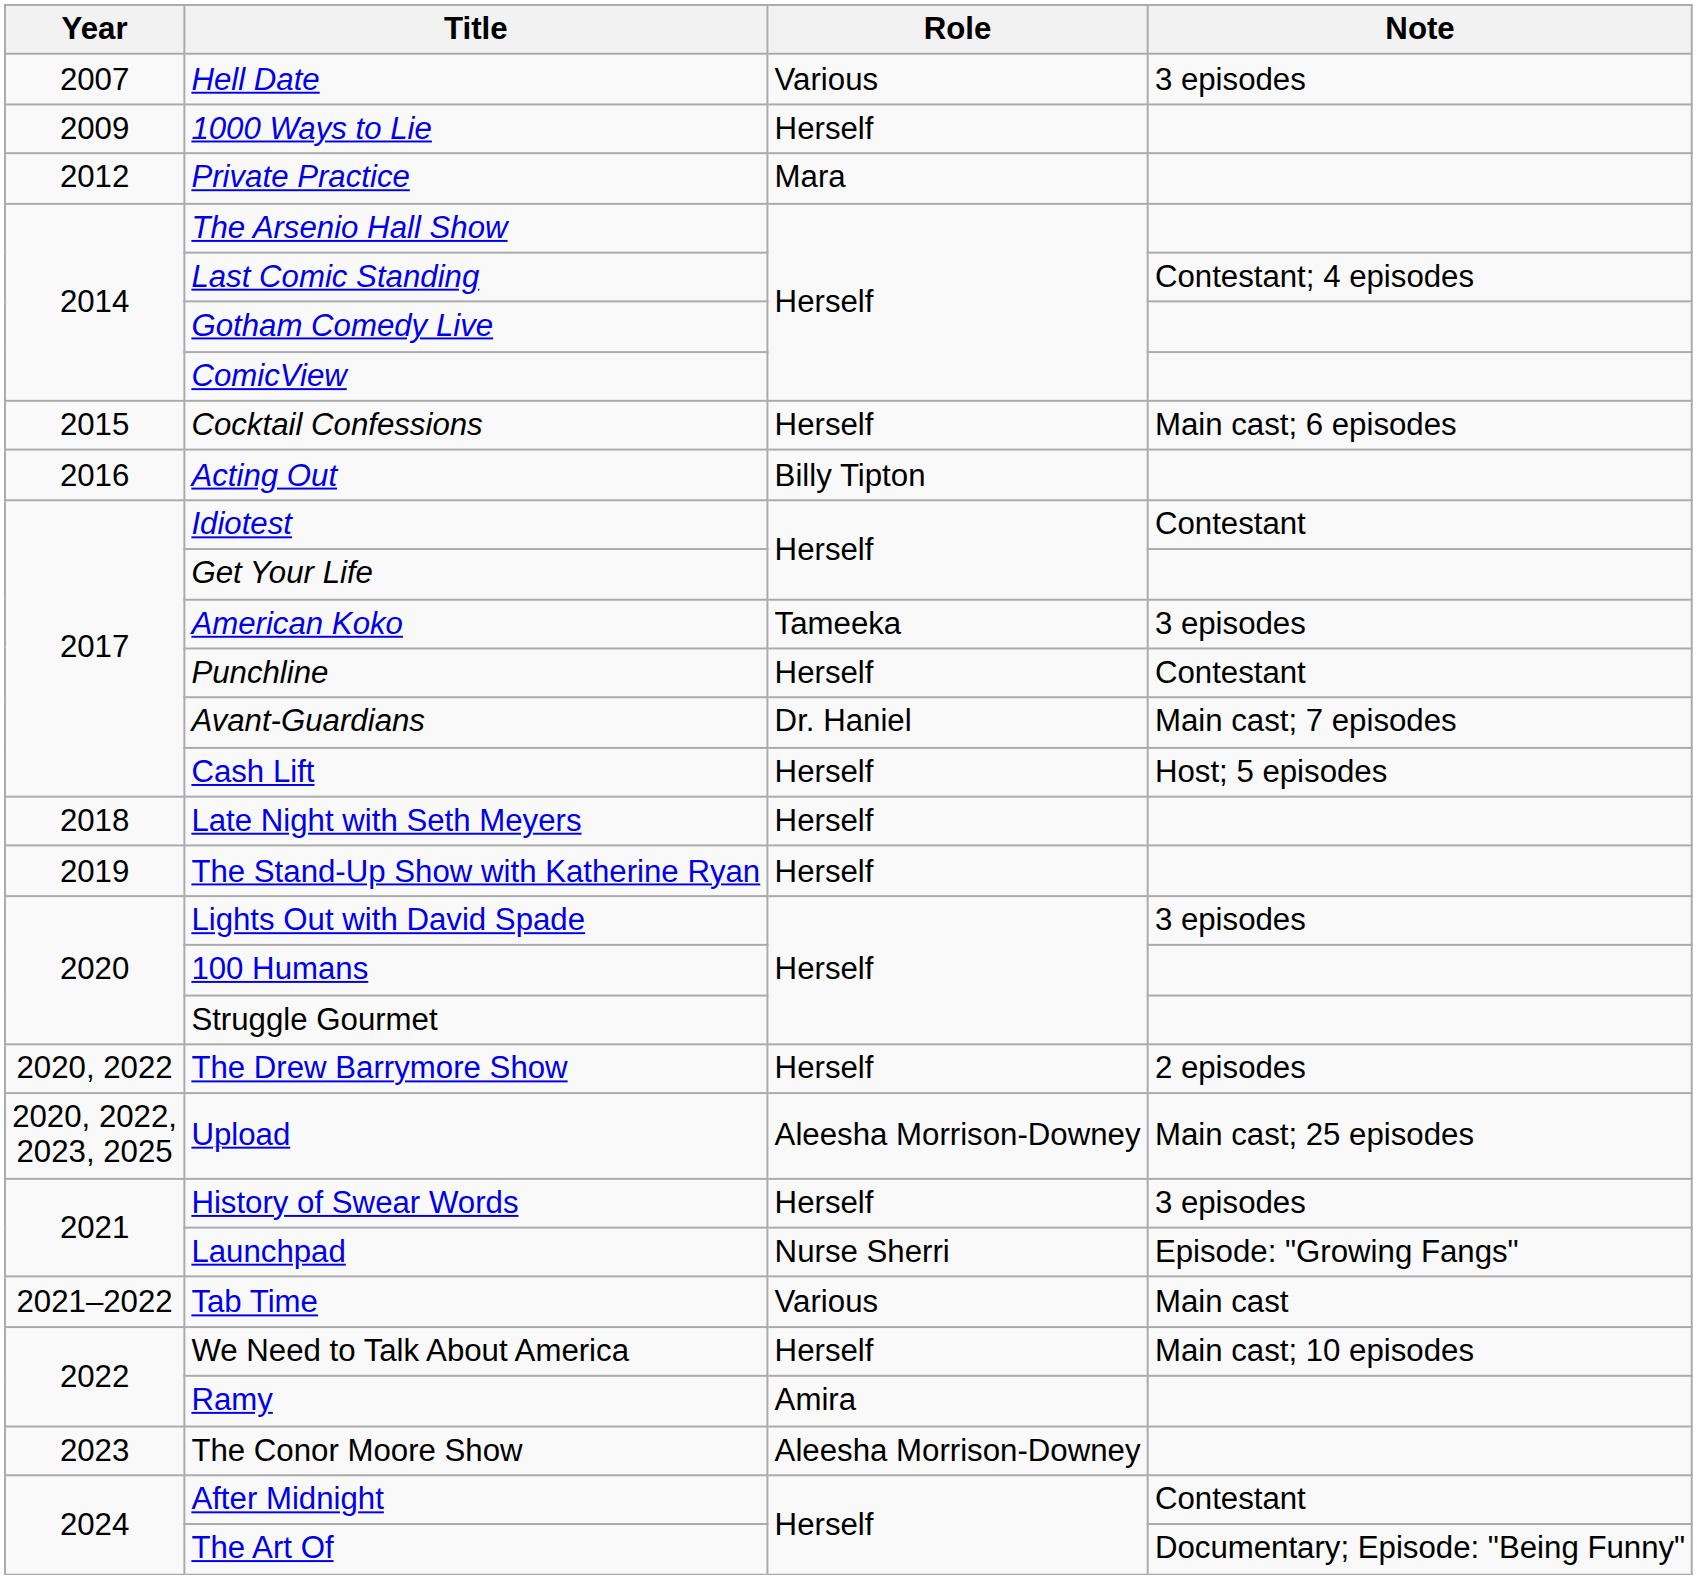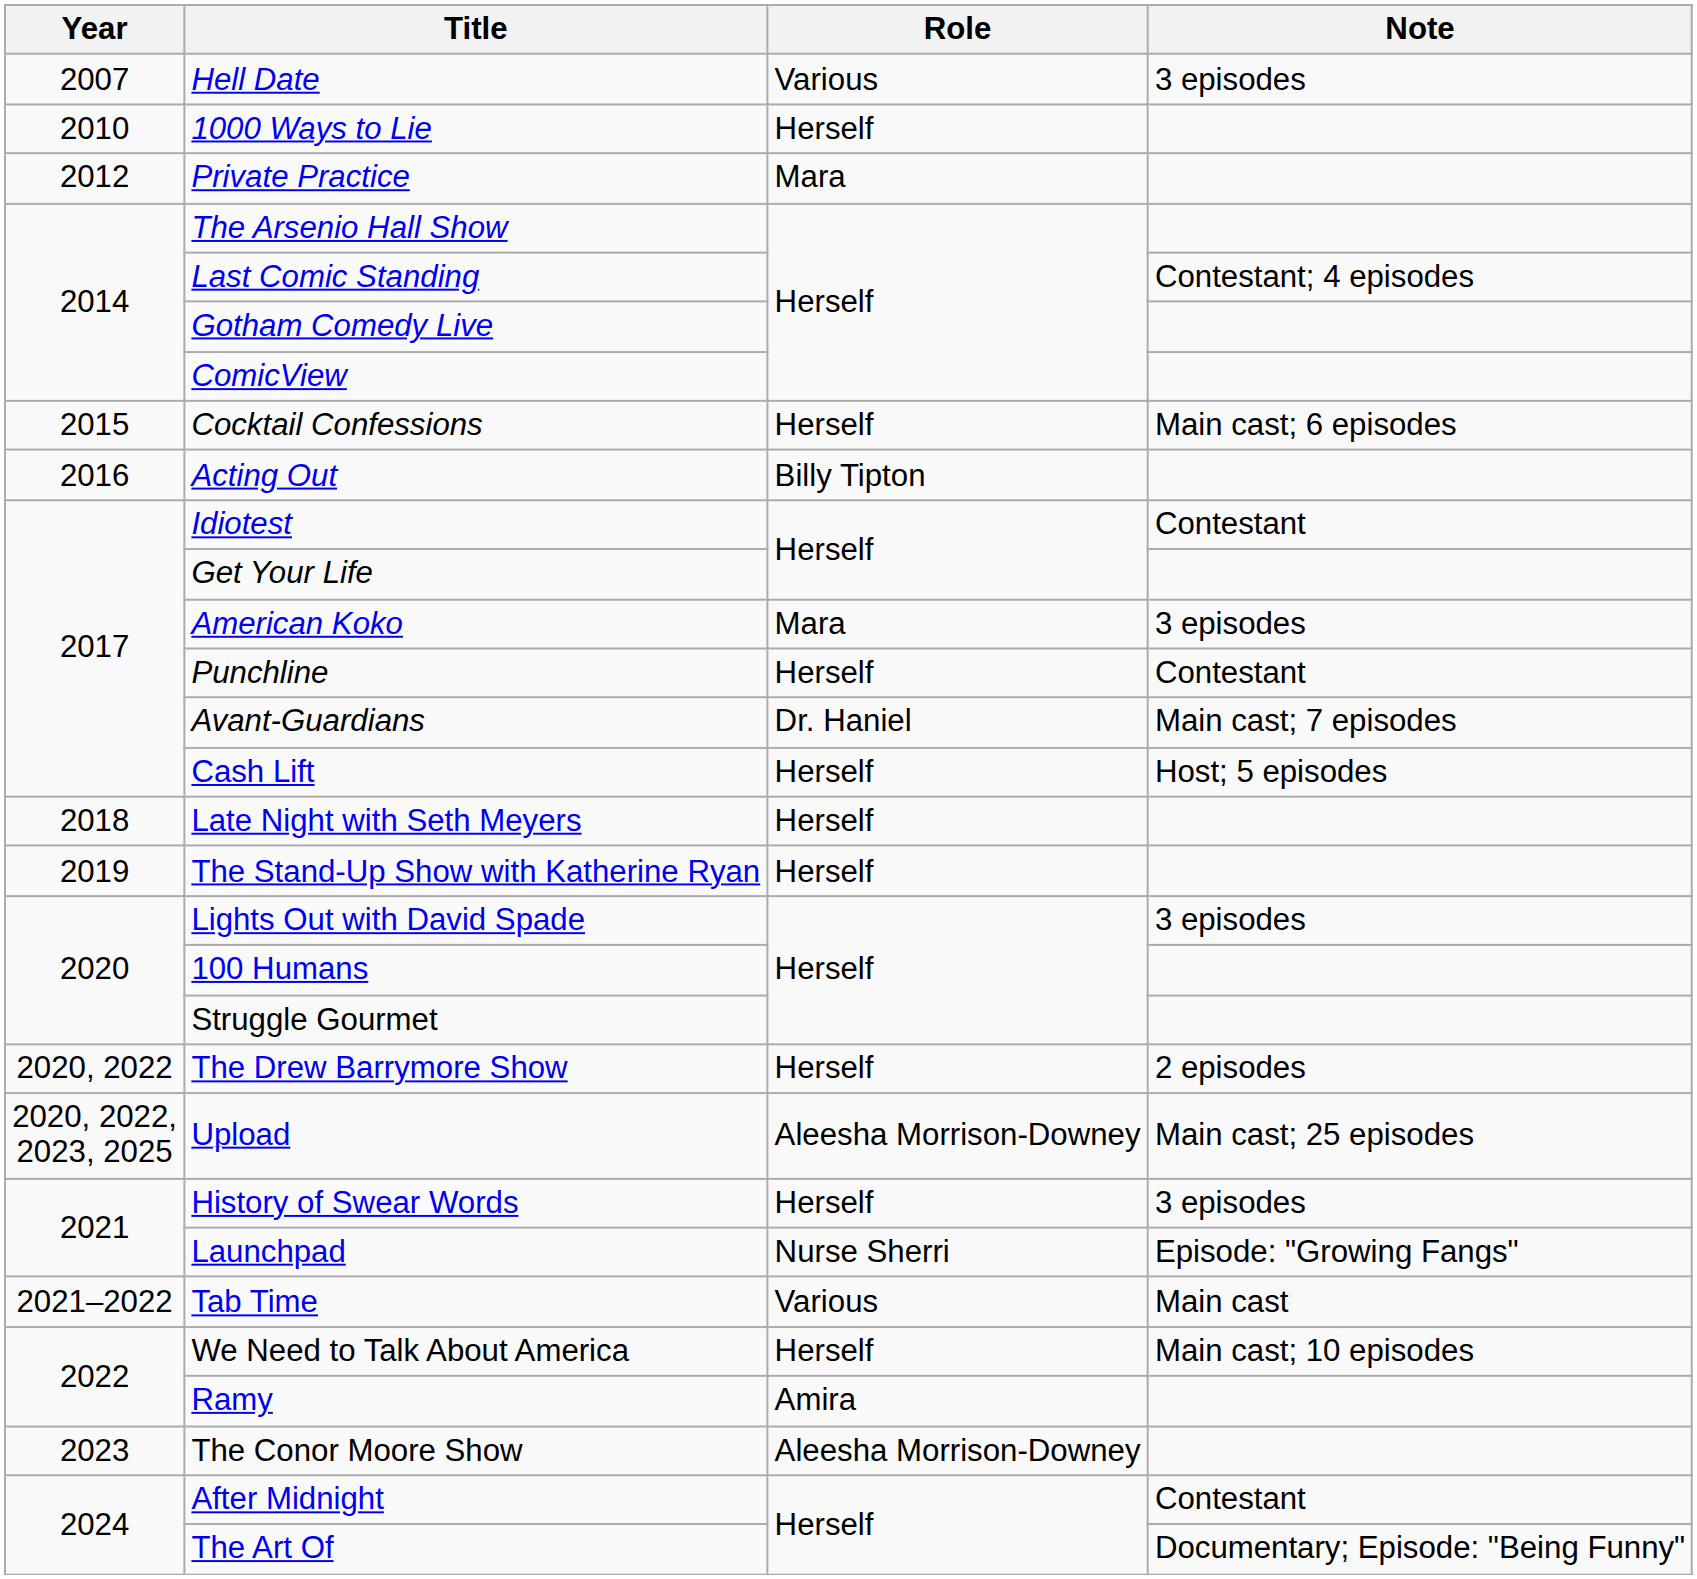(95, 128) 2009 -> (95, 128) 2010
(838, 623) Tameeka -> (810, 623) Mara
